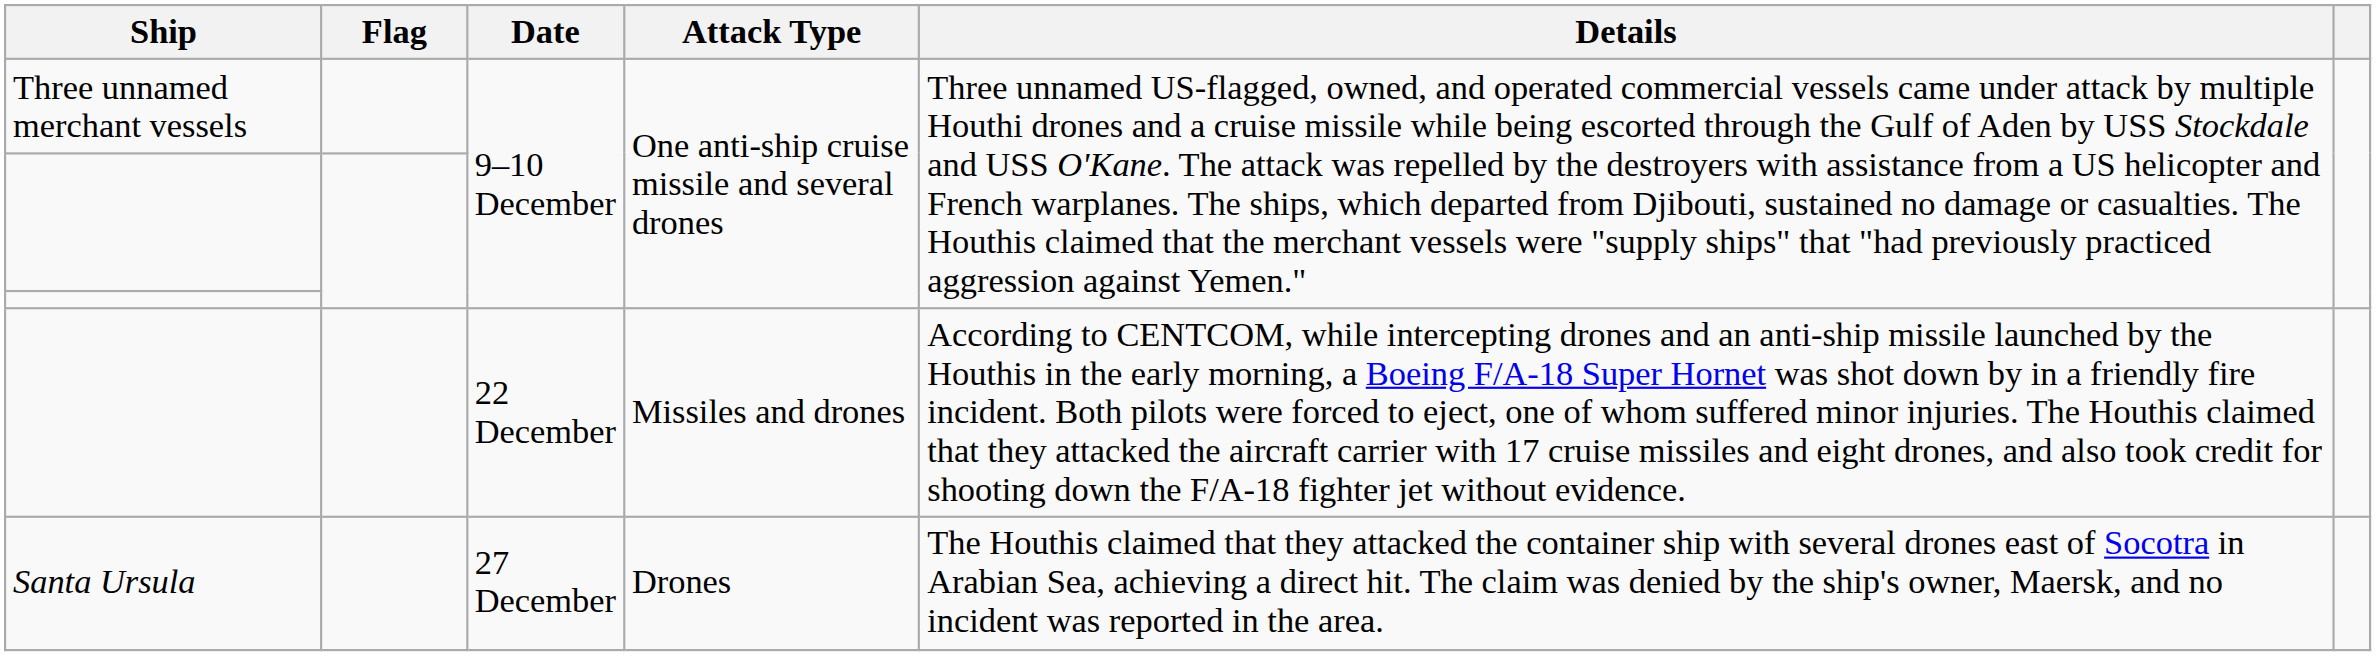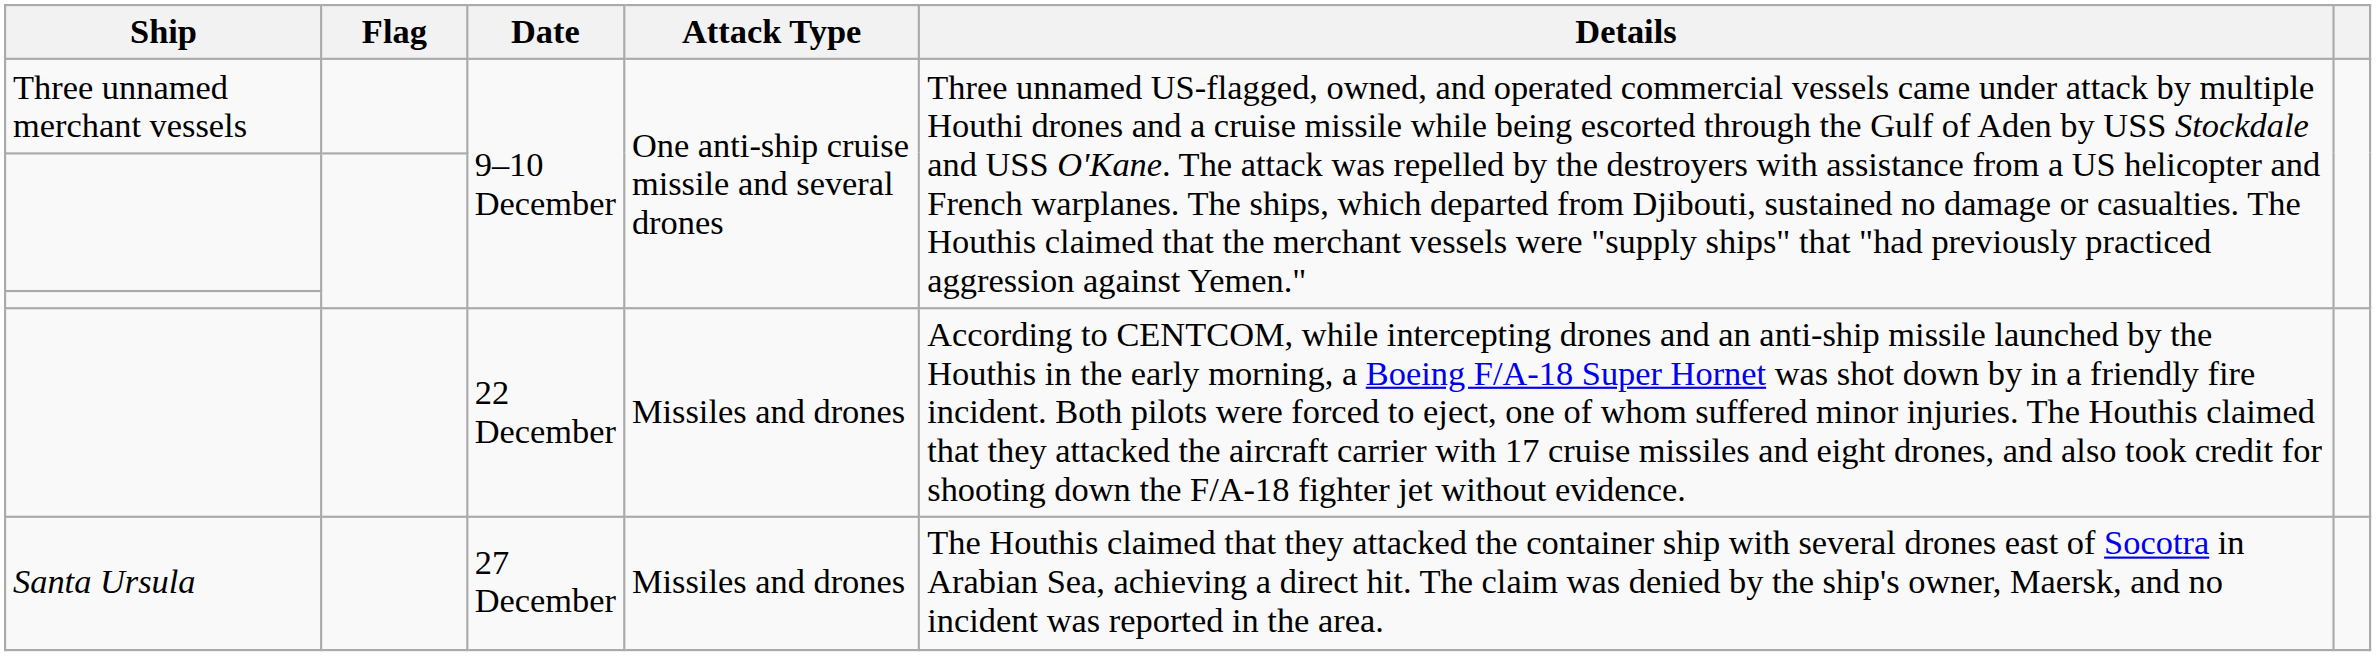(682, 582) Drones -> (769, 582) Missiles and drones
